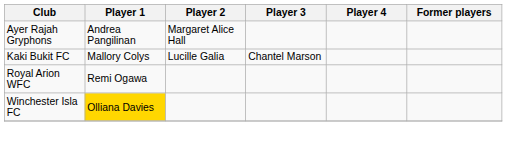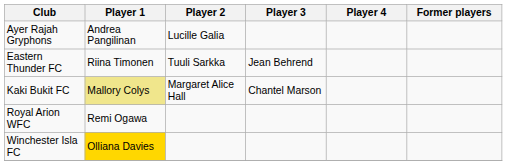(201, 35) Margaret Alice Hall -> (196, 35) Lucille Galia
+ row: (34, 63)
(118, 57) no background -> (118, 91) khaki background
(196, 57) Lucille Galia -> (201, 91) Margaret Alice Hall
